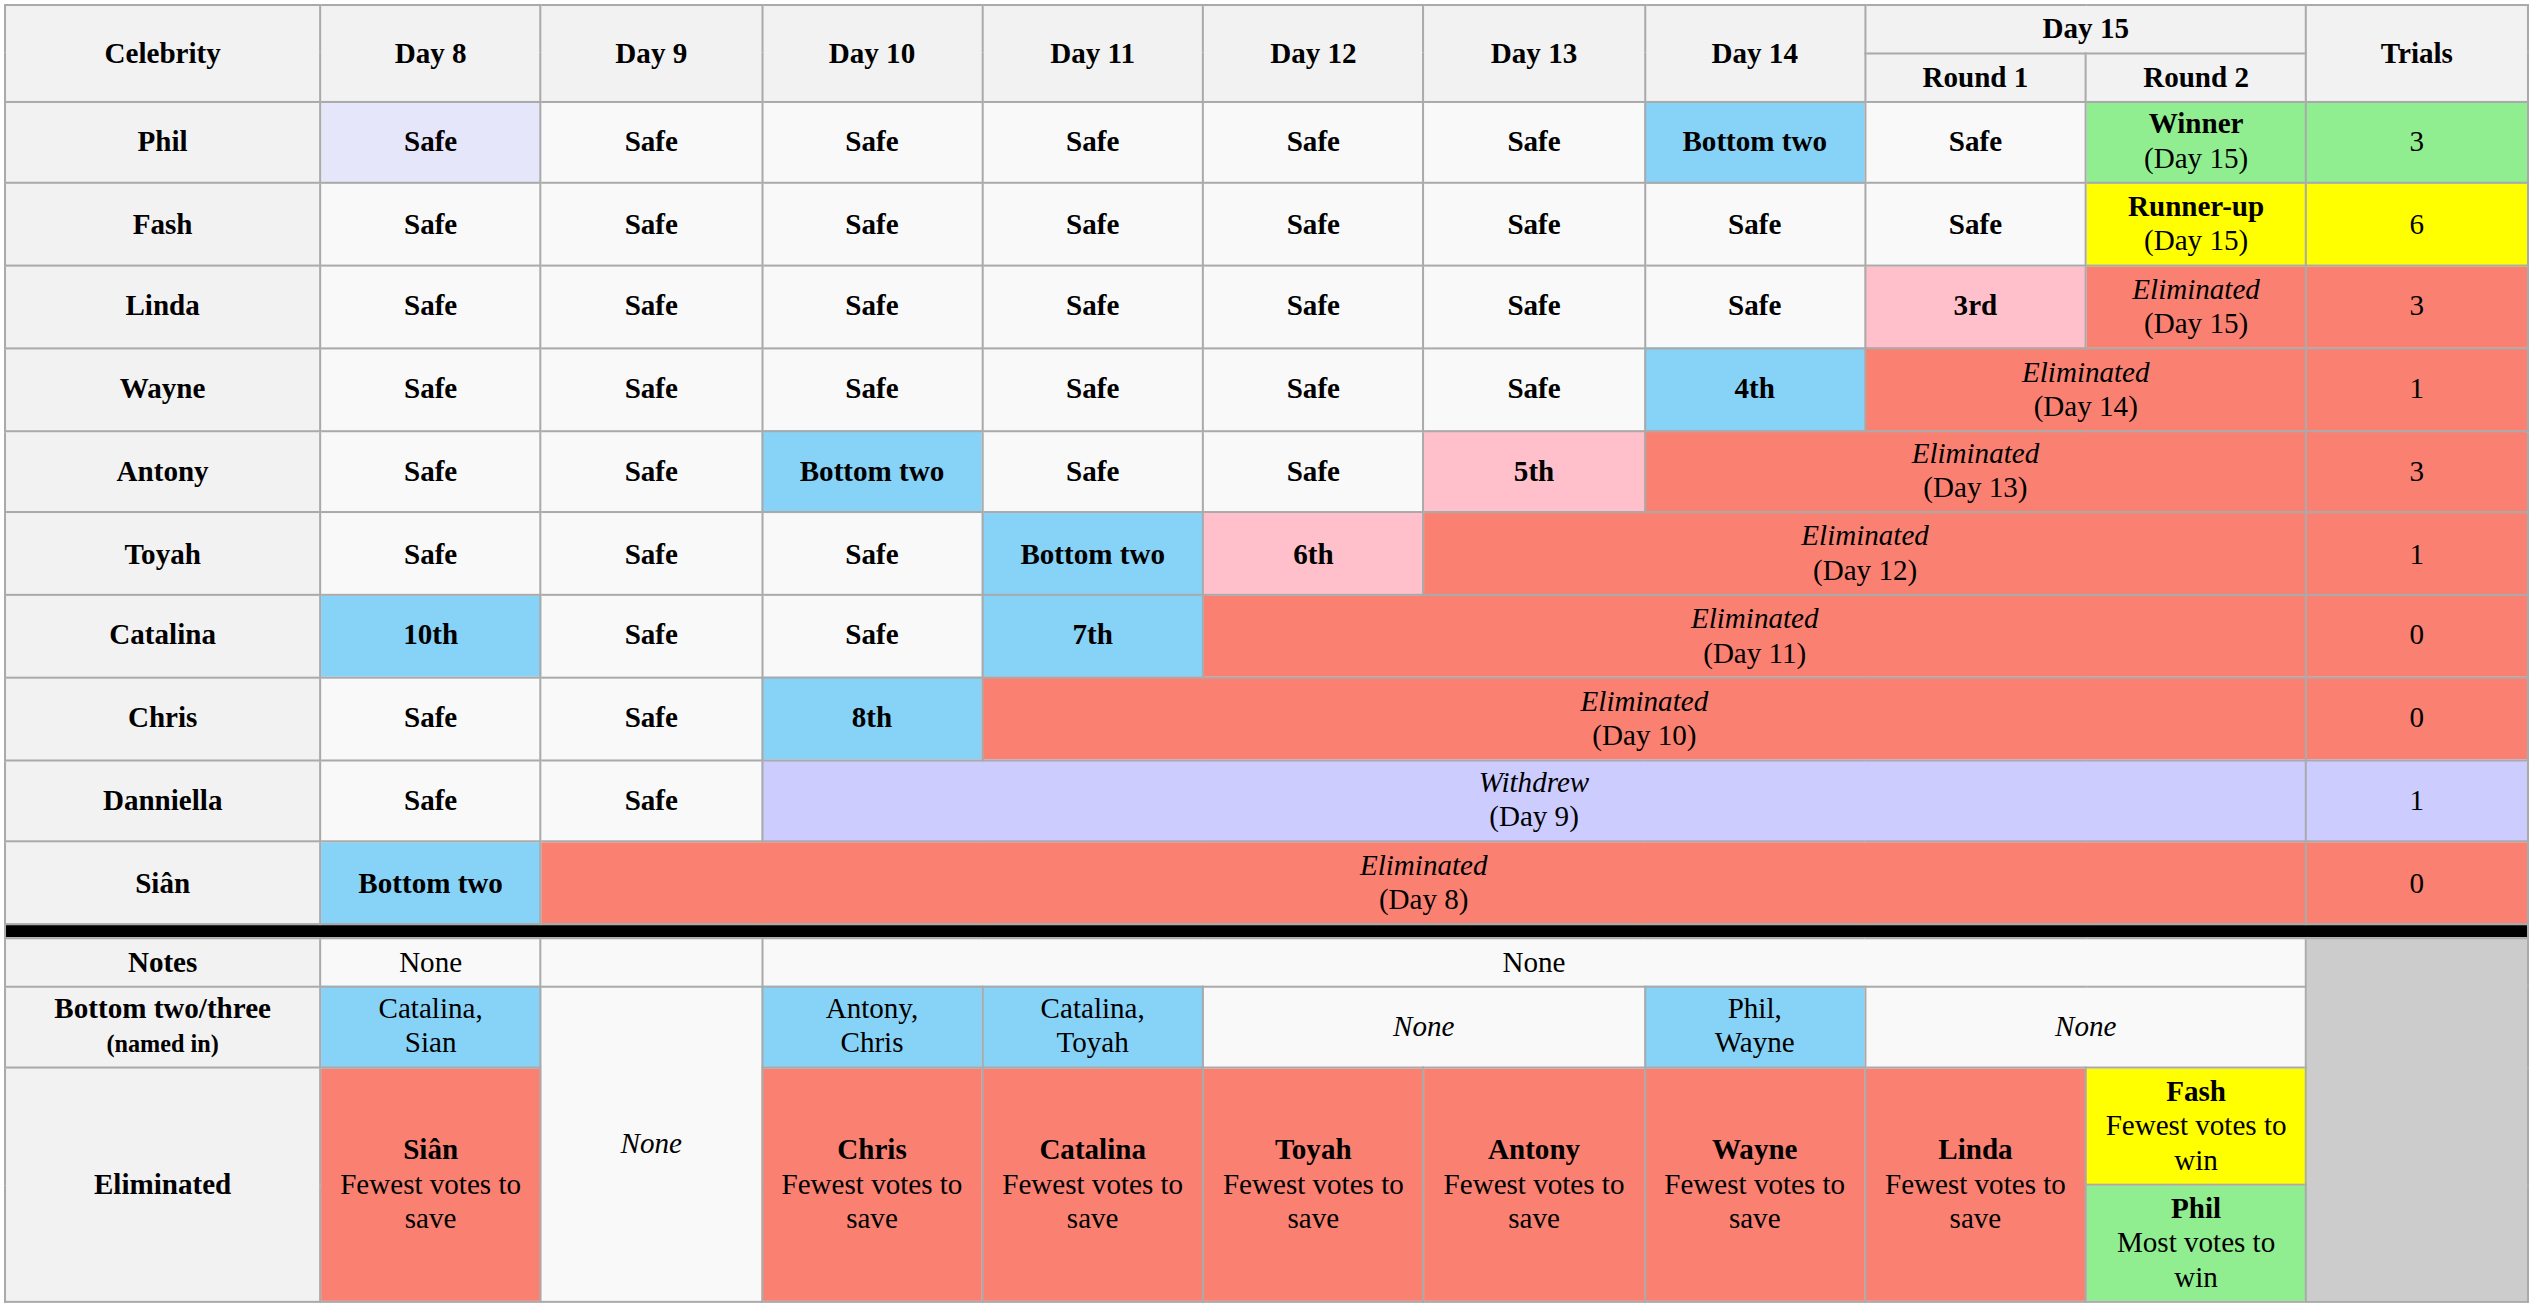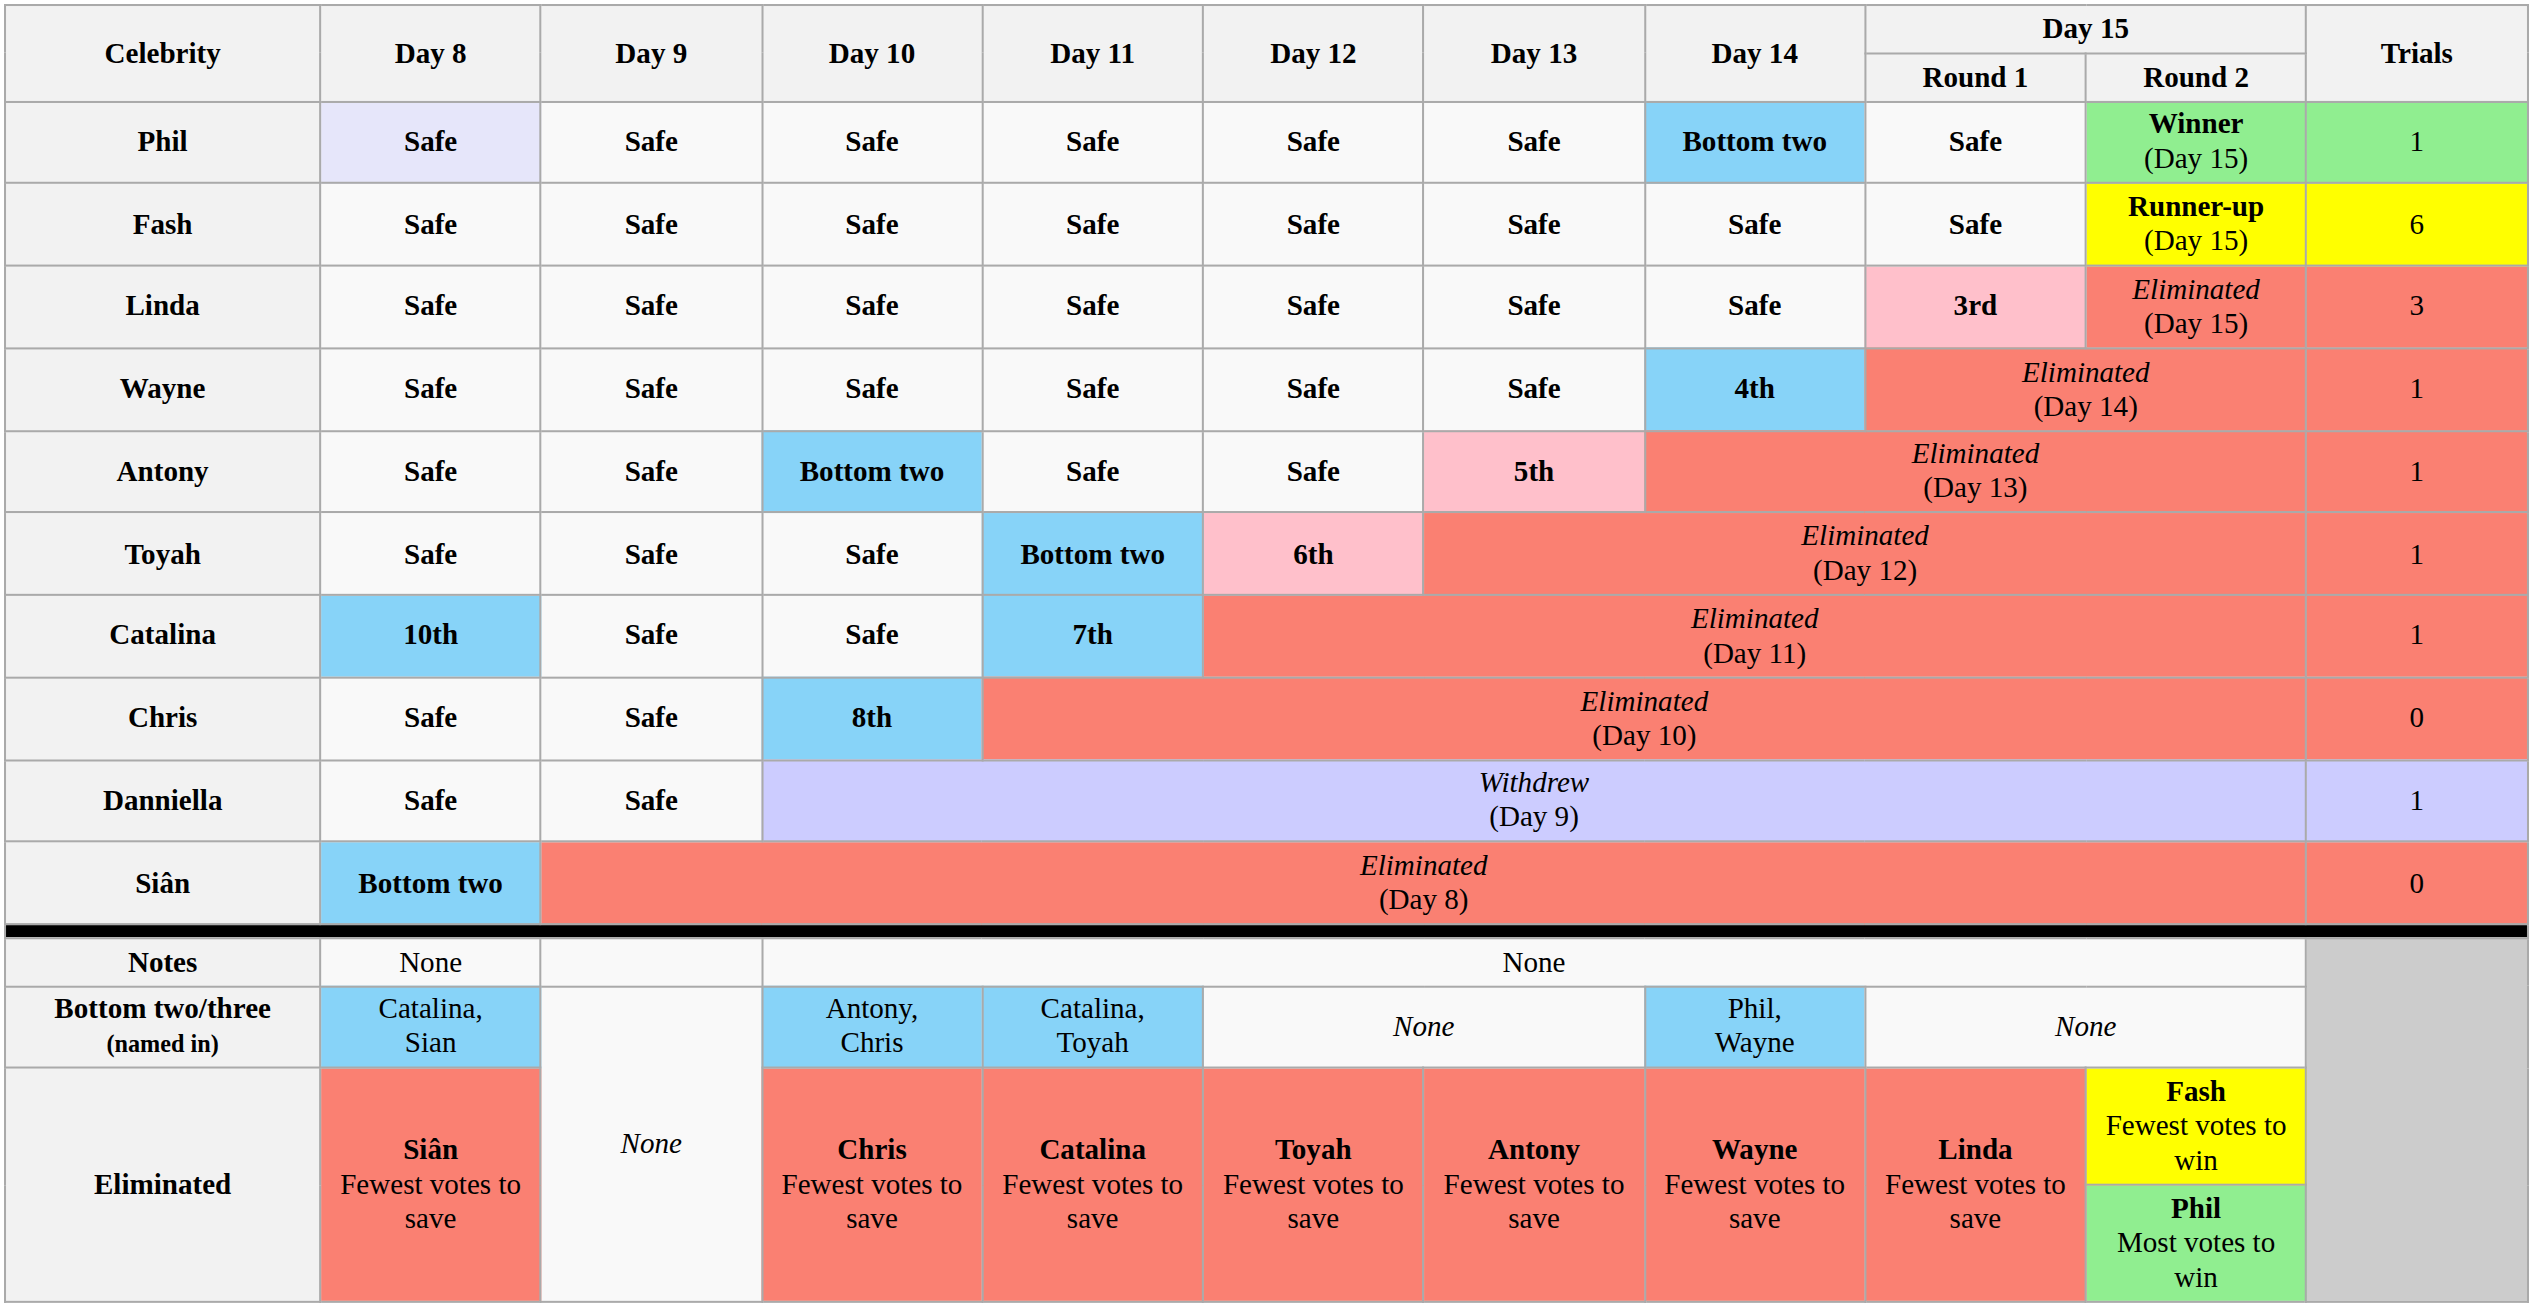(2417, 141) 3 -> (2417, 141) 1
(2417, 471) 3 -> (2417, 471) 1
(2417, 635) 0 -> (2417, 635) 1
